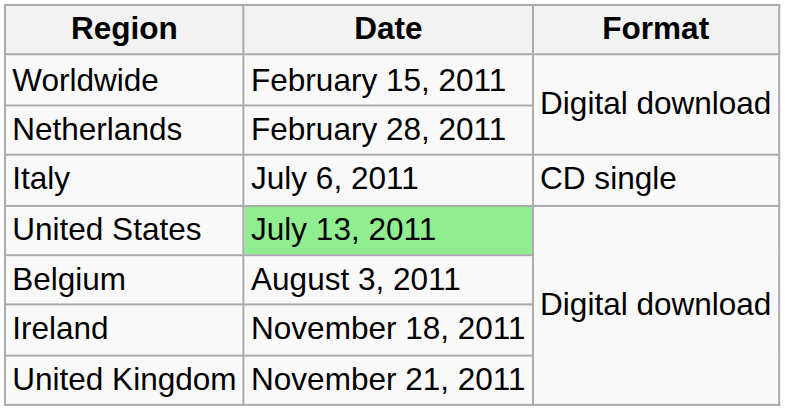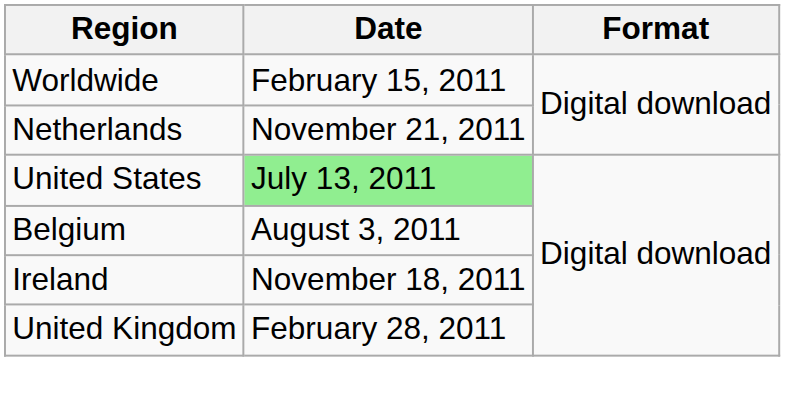(379, 129) February 28, 2011 -> (388, 129) November 21, 2011
- row: (41, 179)
(388, 379) November 21, 2011 -> (379, 329) February 28, 2011
